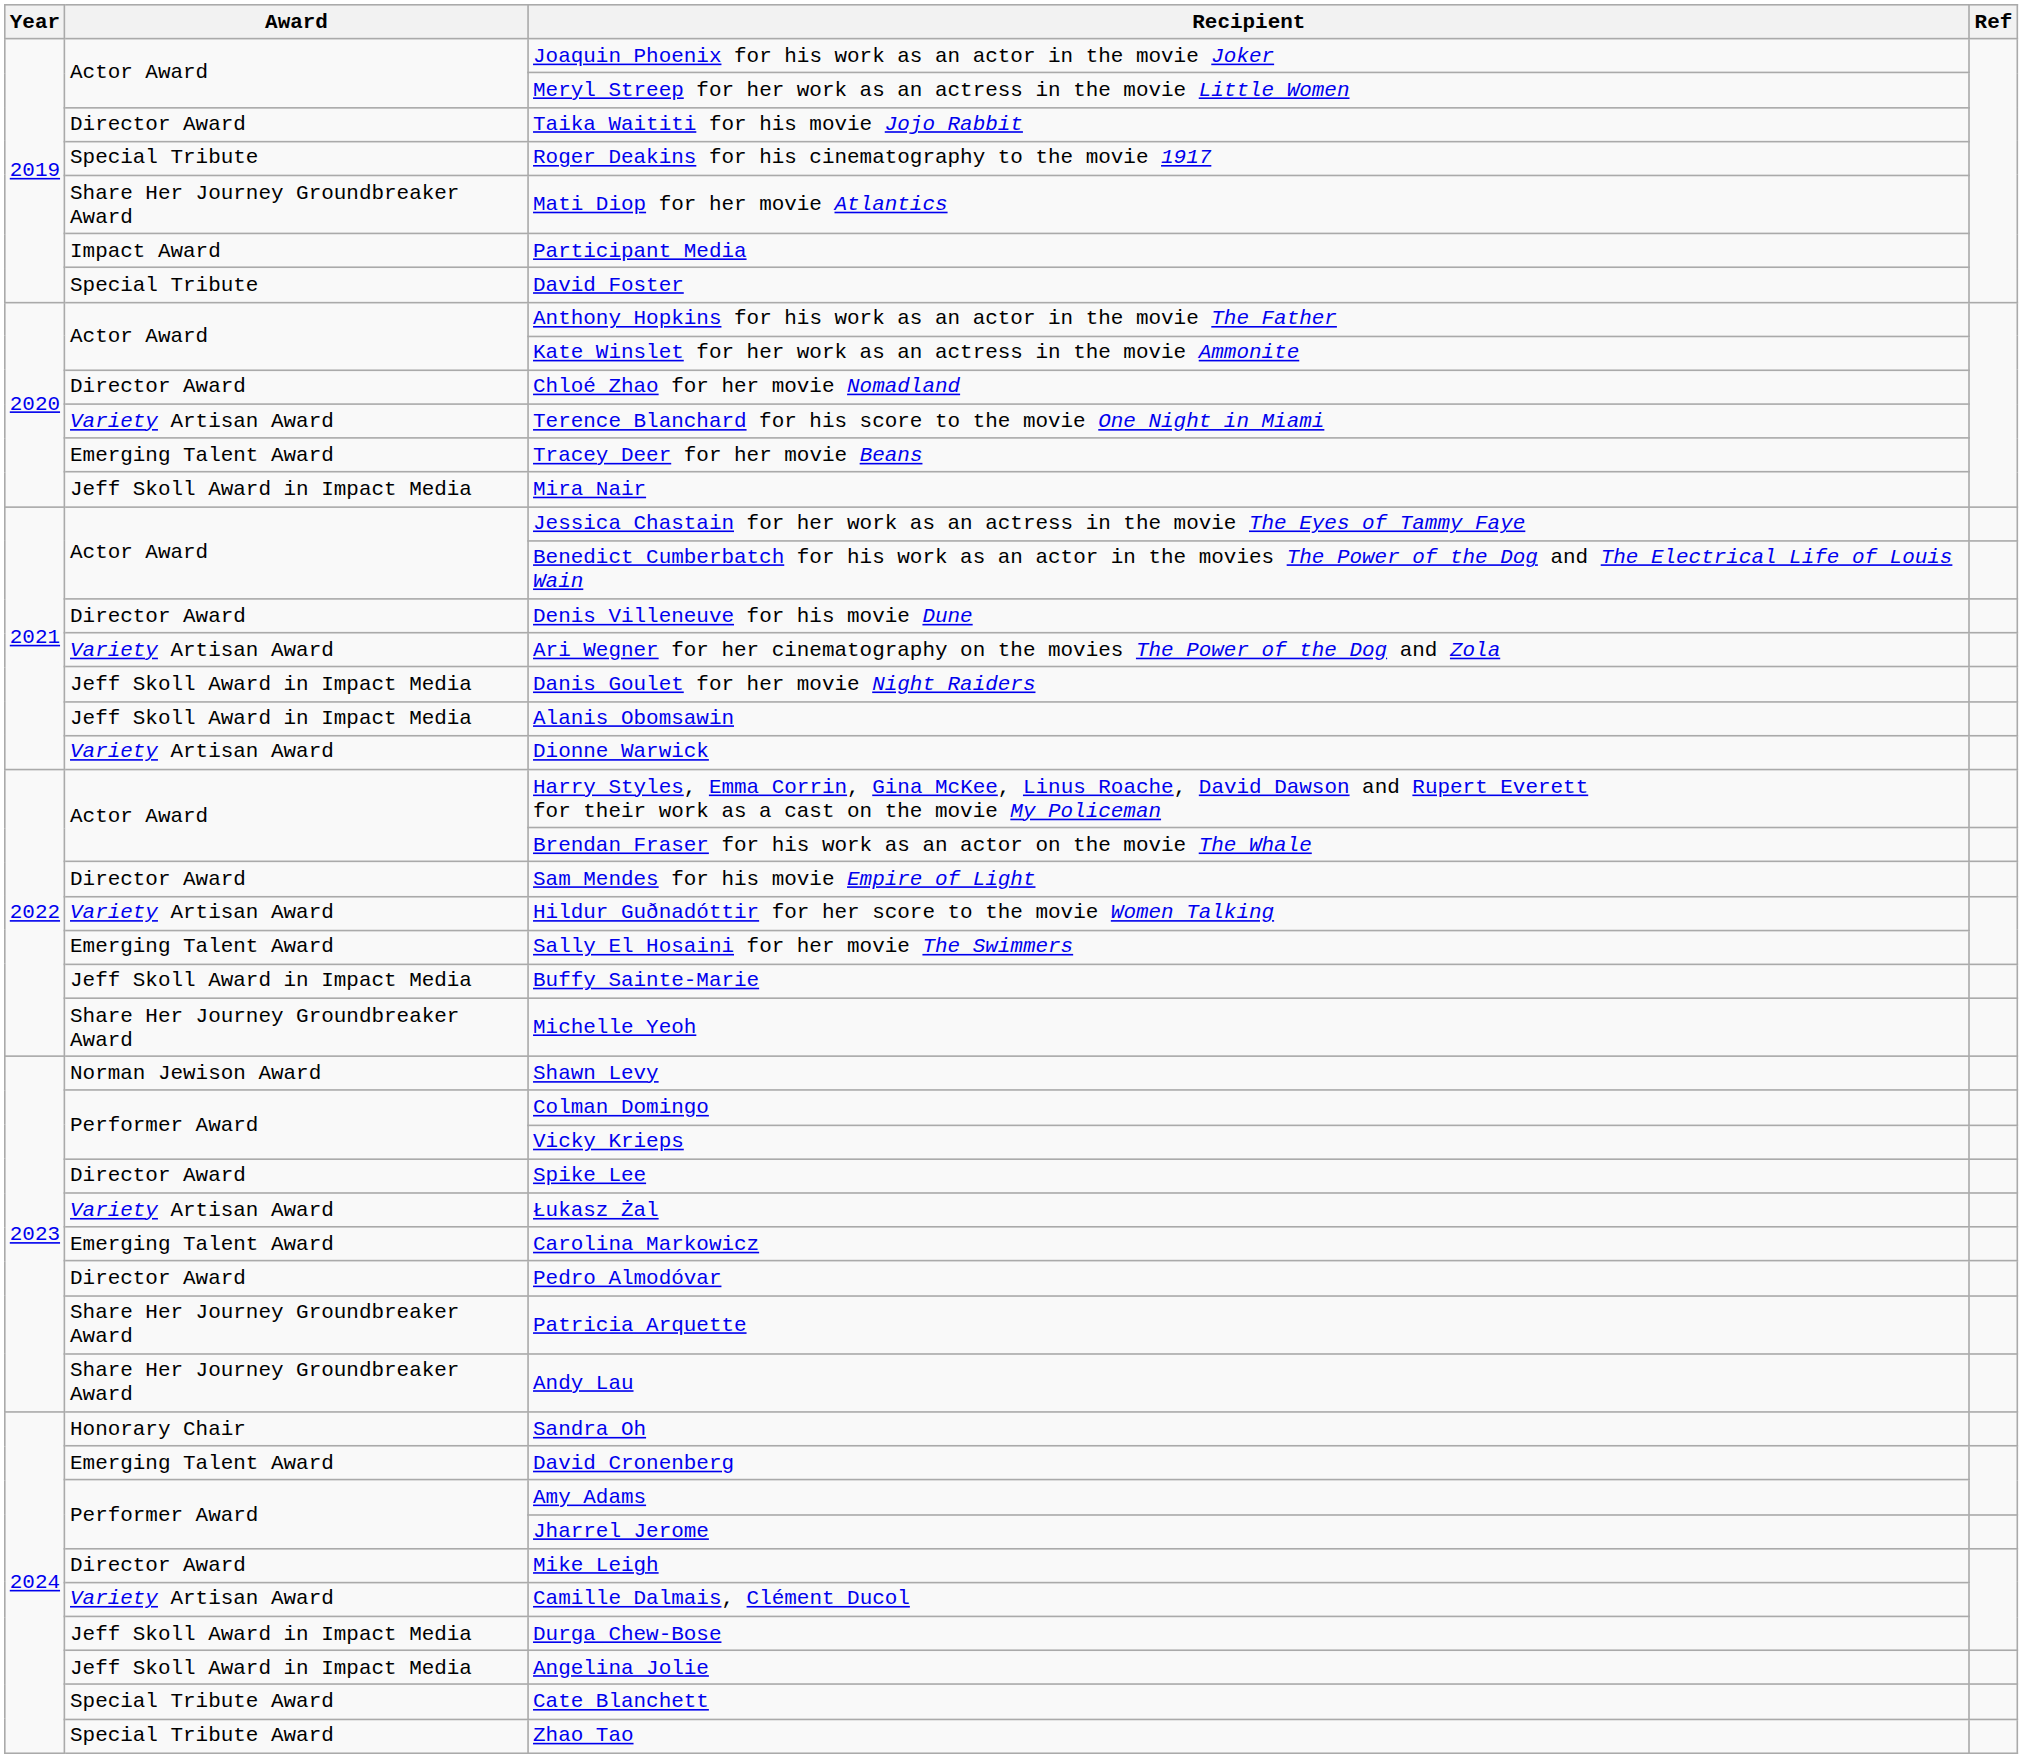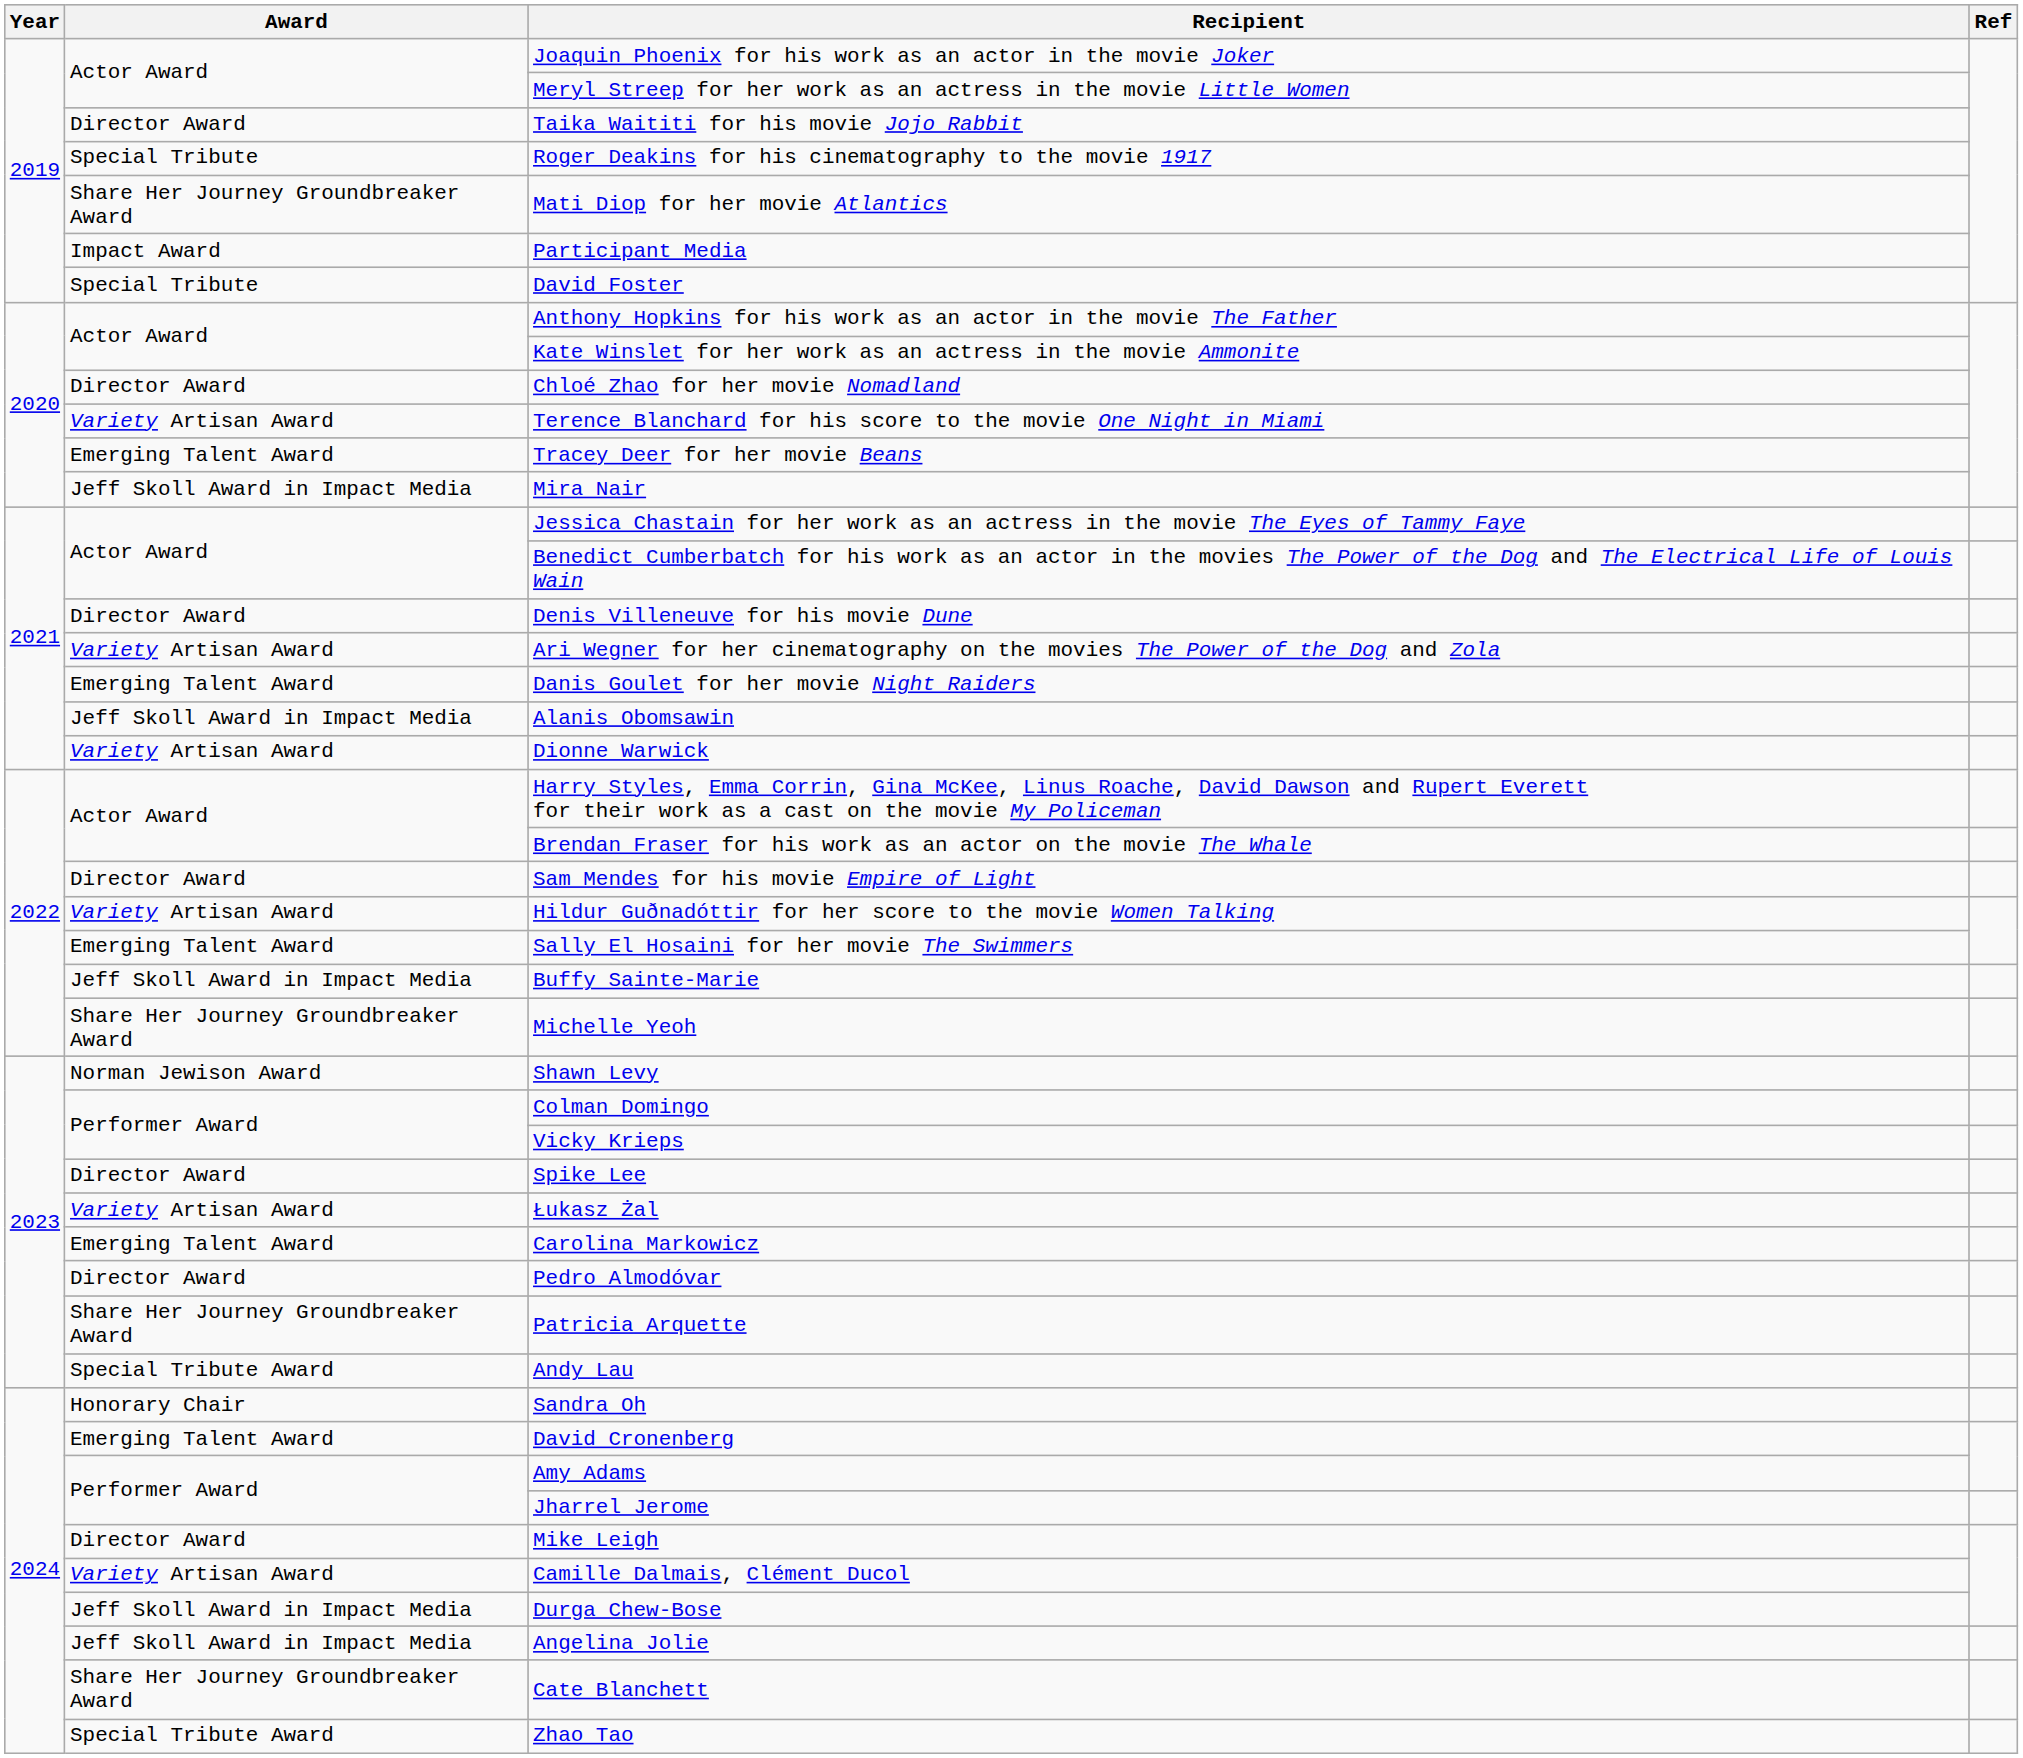(271, 684) Jeff Skoll Award in Impact Media -> (202, 684) Emerging Talent Award
(265, 1383) Share Her Journey Groundbreaker Award -> (202, 1371) Special Tribute Award
(202, 1702) Special Tribute Award -> (265, 1690) Share Her Journey Groundbreaker Award
